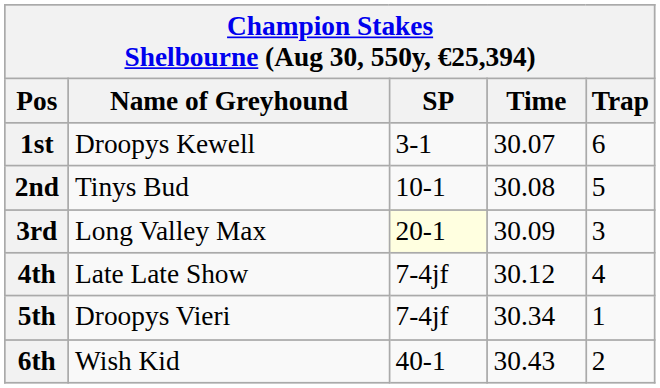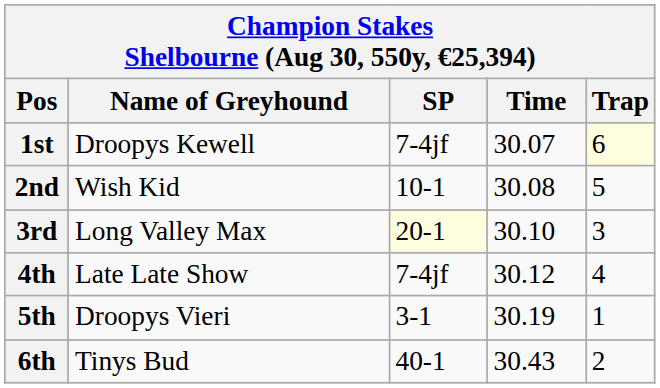(414, 143) 3-1 -> (422, 143) 7-4jf
(599, 143) no background -> (599, 143) lightyellow background
(132, 187) Tinys Bud -> (127, 187) Wish Kid
(524, 230) 30.09 -> (524, 230) 30.10
(422, 317) 7-4jf -> (414, 317) 3-1
(524, 317) 30.34 -> (524, 317) 30.19
(127, 360) Wish Kid -> (132, 360) Tinys Bud
